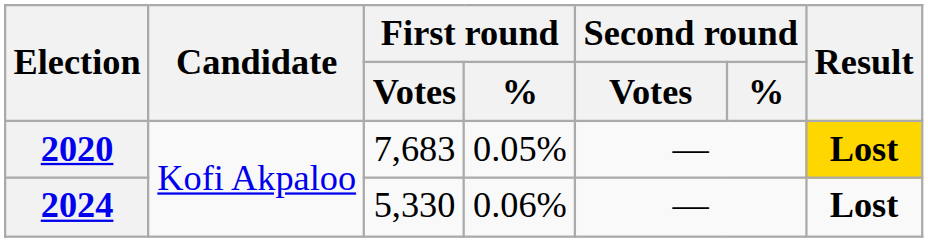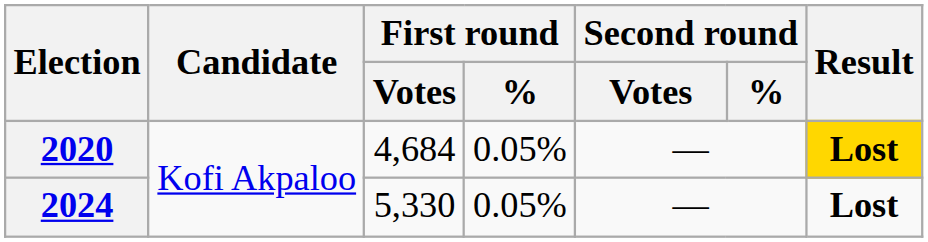(415, 148) 7,683 -> (415, 148) 4,684
(520, 206) 0.06% -> (520, 206) 0.05%
